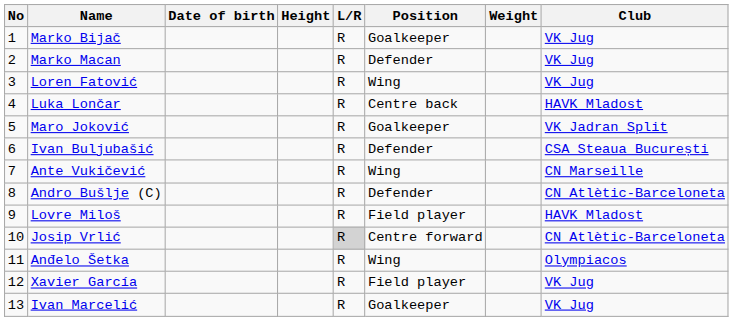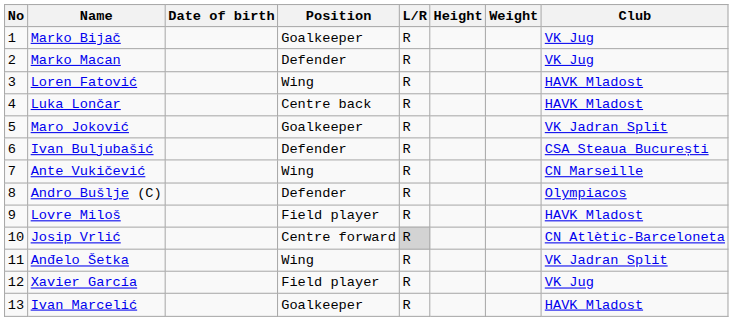columns swapped: (425, 16) <-> (306, 16)
(569, 82) VK Jug -> (594, 82) HAVK Mladost
(635, 194) CN Atlètic-Barceloneta -> (586, 194) Olympiacos
(586, 260) Olympiacos -> (606, 260) VK Jadran Split
(569, 305) VK Jug -> (594, 305) HAVK Mladost
